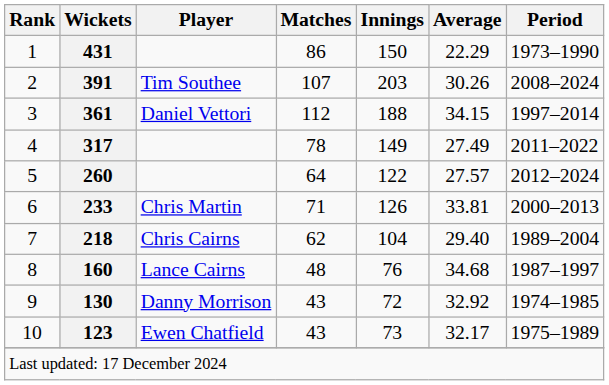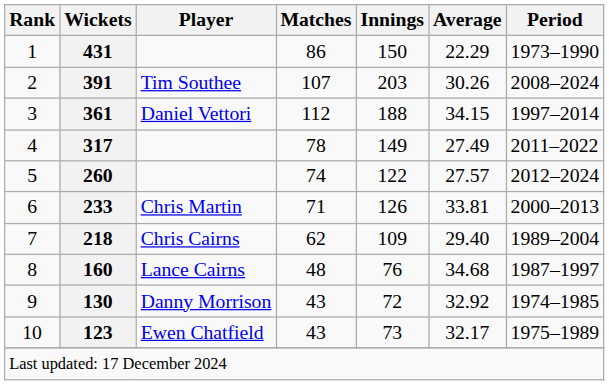(316, 176) 64 -> (316, 176) 74
(392, 238) 104 -> (392, 238) 109
